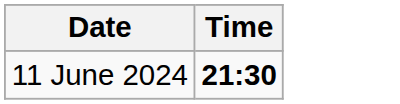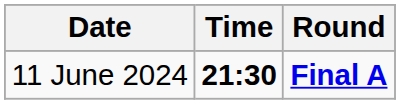+ column: (339, 27)
